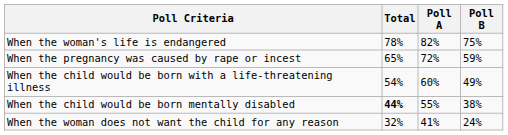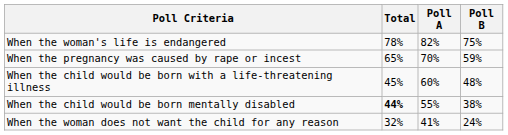(430, 59) 72% -> (430, 59) 70%
(394, 82) 54% -> (394, 82) 45%
(472, 82) 49% -> (472, 82) 48%
